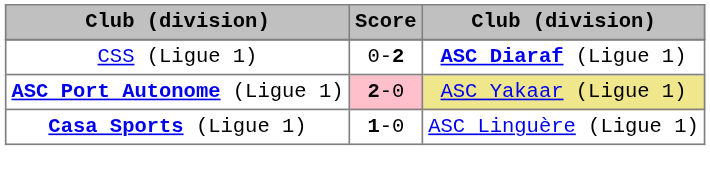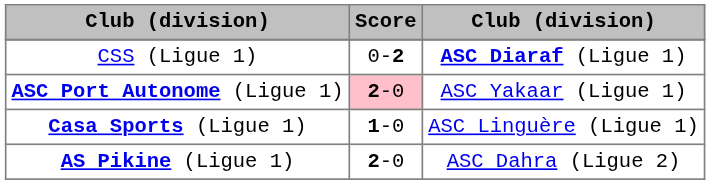(564, 92) khaki background -> (564, 92) no background
+ row: (177, 162)
